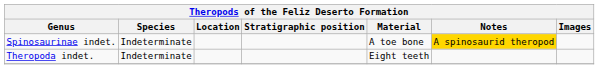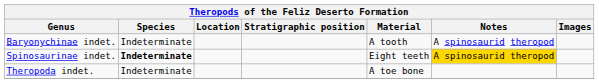+ row: (61, 41)
(156, 41) normal -> (156, 56) bold
(396, 41) A toe bone -> (399, 56) Eight teeth
(399, 56) Eight teeth -> (396, 71) A toe bone
